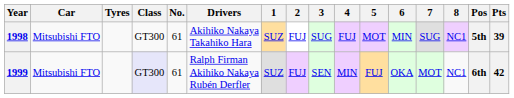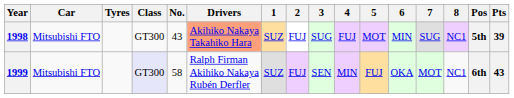(177, 37) 61 -> (177, 37) 43
(224, 37) no background -> (224, 37) lightsalmon background
(177, 73) 61 -> (177, 73) 58
(499, 73) 42 -> (499, 73) 43
